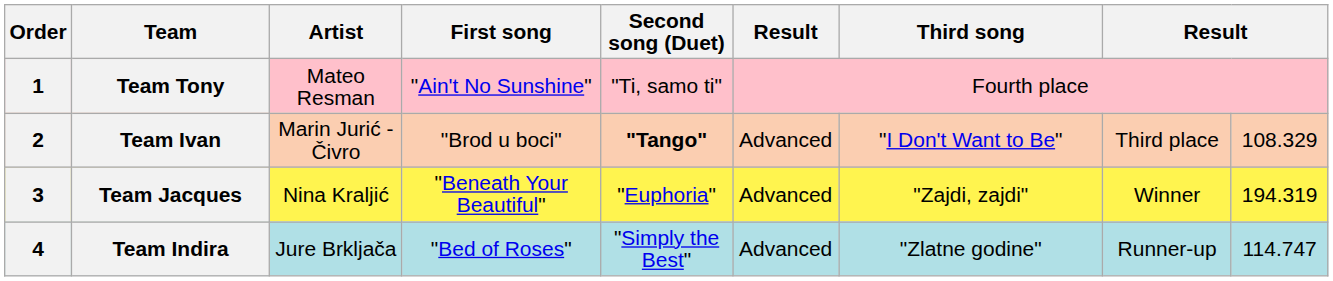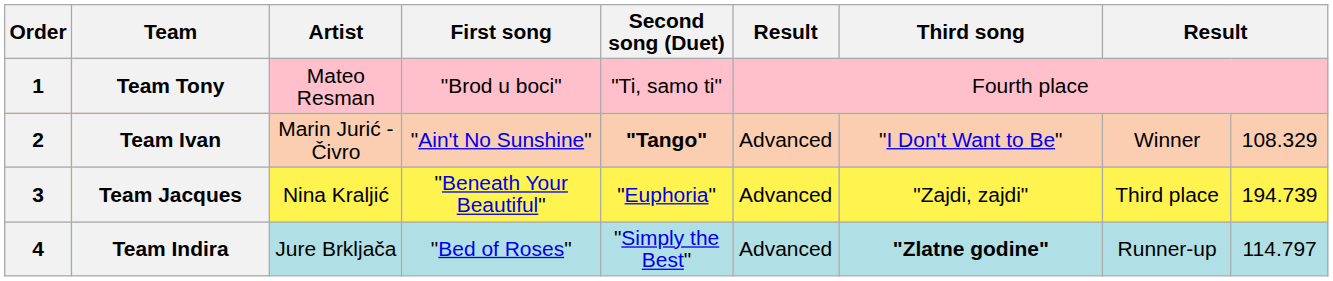(501, 86) "Ain't No Sunshine" -> (501, 86) "Brod u boci"
(501, 140) "Brod u boci" -> (501, 140) "Ain't No Sunshine"
(1167, 140) Third place -> (1167, 140) Winner
(1167, 194) Winner -> (1167, 194) Third place
(1280, 194) 194.319 -> (1280, 194) 194.739
(971, 249) normal -> (971, 249) bold
(1280, 249) 114.747 -> (1280, 249) 114.797
